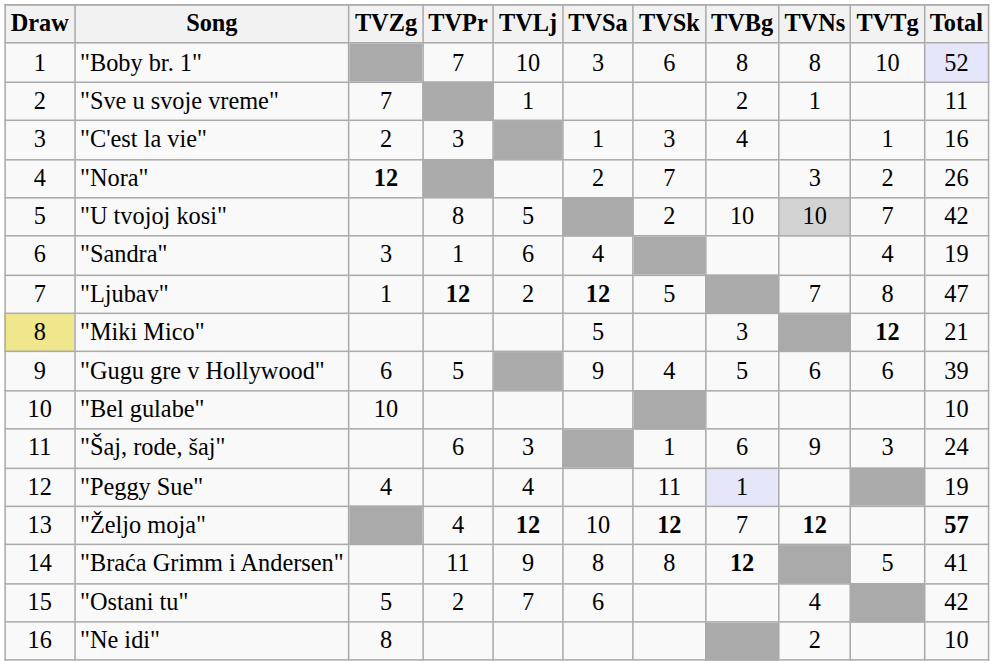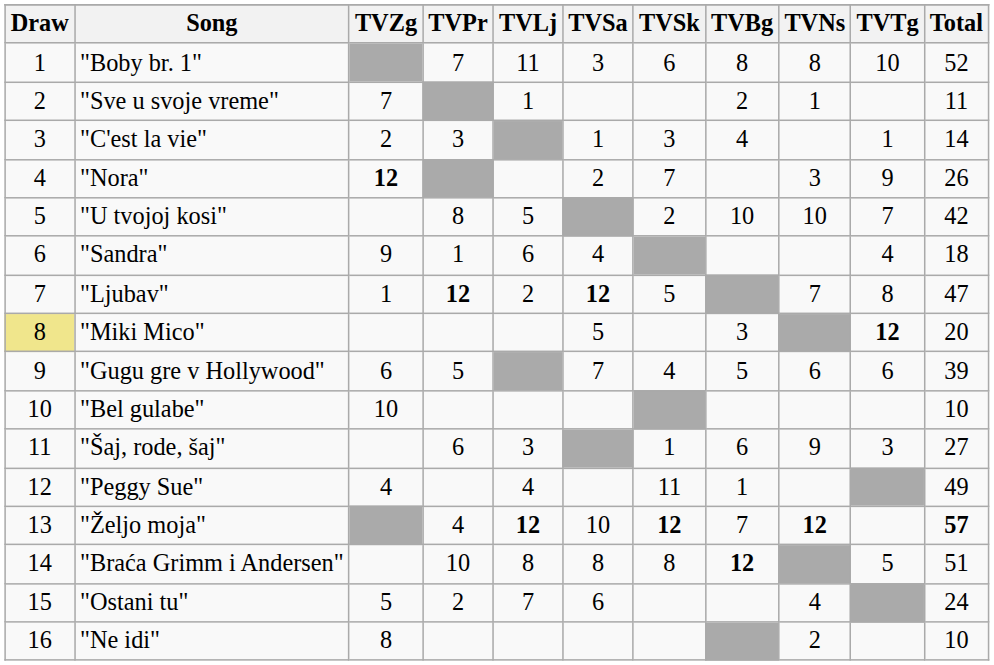(528, 62) 10 -> (528, 62) 11
(956, 62) lavender background -> (956, 62) no background
(956, 139) 16 -> (956, 139) 14
(888, 178) 2 -> (888, 178) 9
(815, 216) lightgrey background -> (815, 216) no background
(386, 255) 3 -> (386, 255) 9
(956, 255) 19 -> (956, 255) 18
(956, 332) 21 -> (956, 332) 20
(598, 370) 9 -> (598, 370) 7
(956, 448) 24 -> (956, 448) 27
(742, 486) lavender background -> (742, 486) no background
(956, 486) 19 -> (956, 486) 49
(458, 563) 11 -> (458, 563) 10
(528, 563) 9 -> (528, 563) 8
(956, 563) 41 -> (956, 563) 51
(956, 602) 42 -> (956, 602) 24
